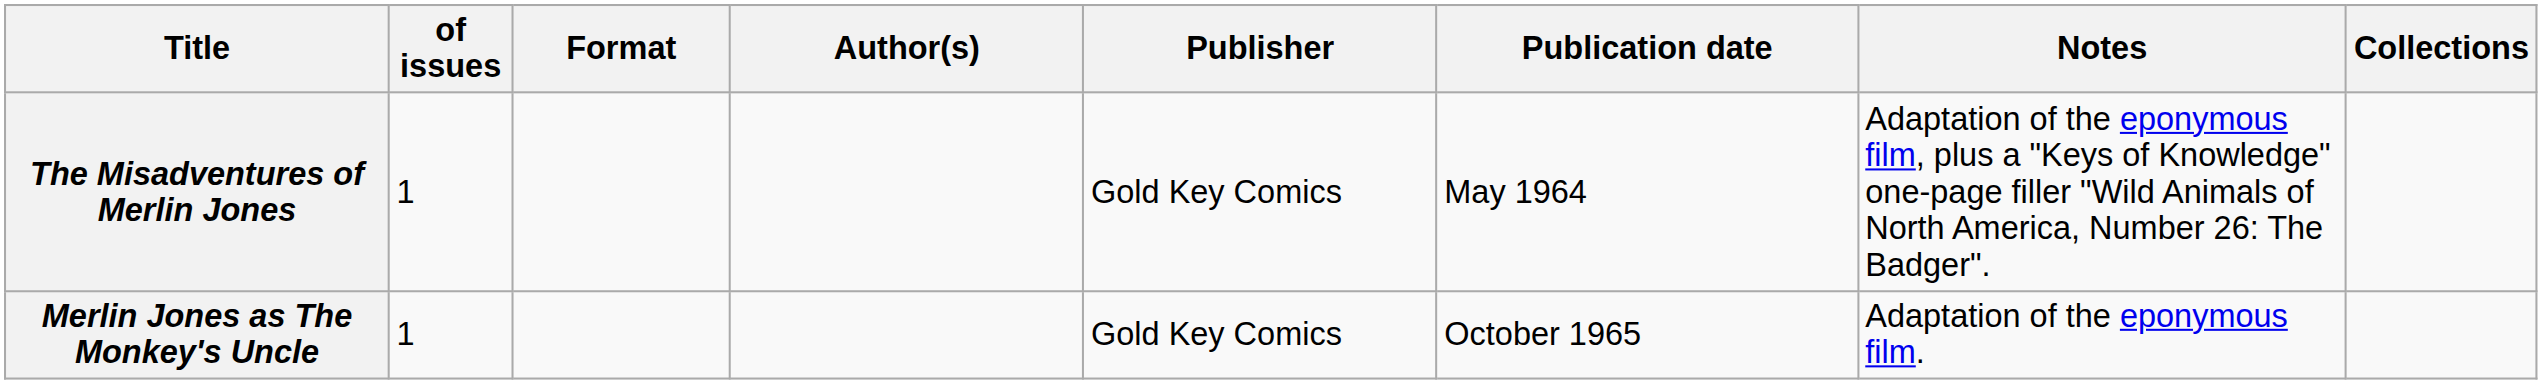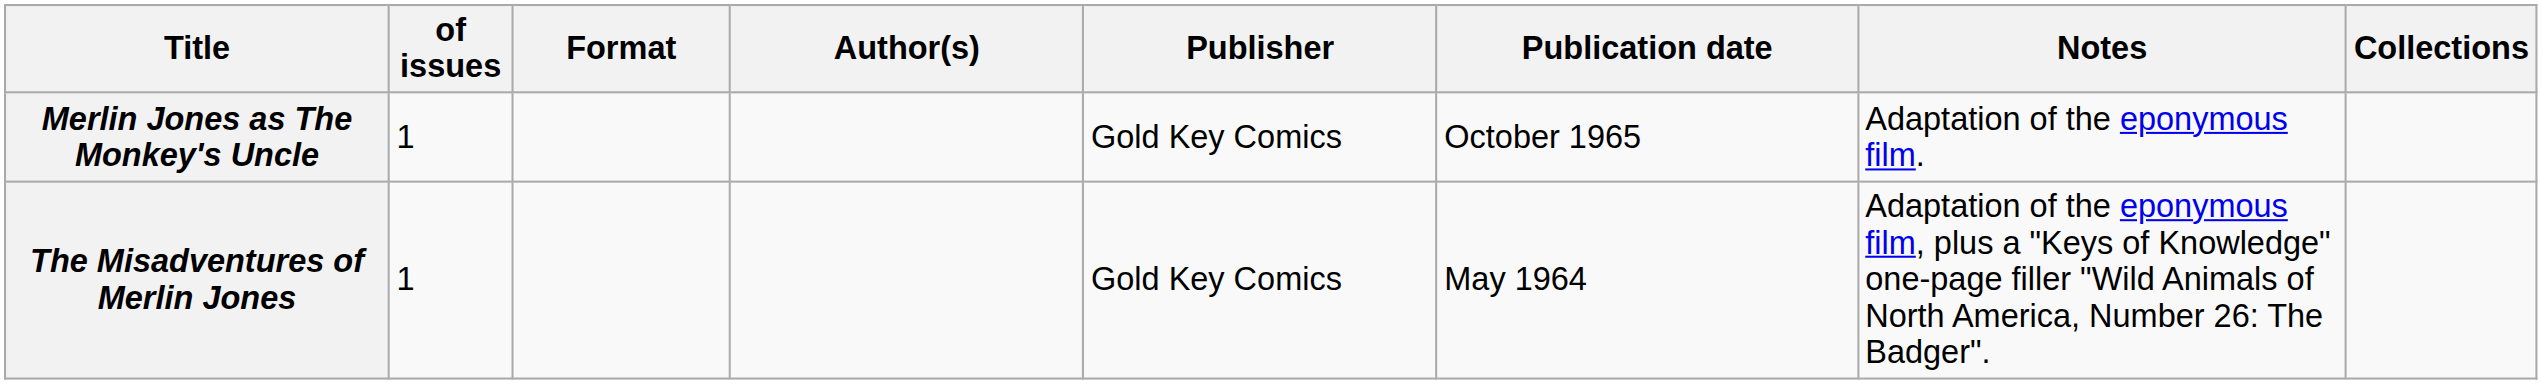rows swapped: (197, 191) <-> (197, 334)
